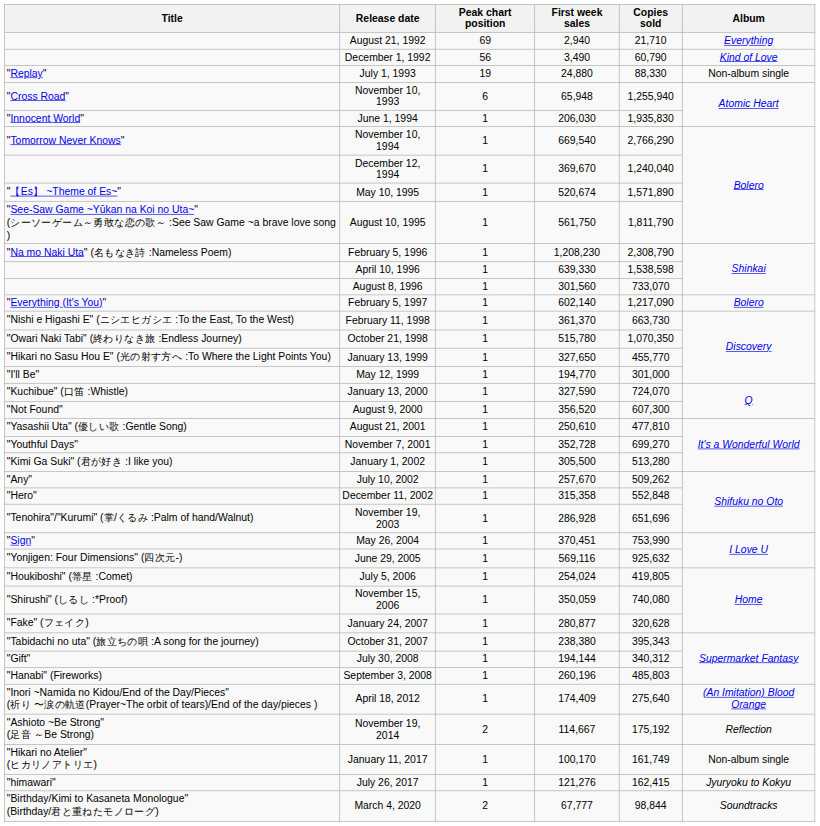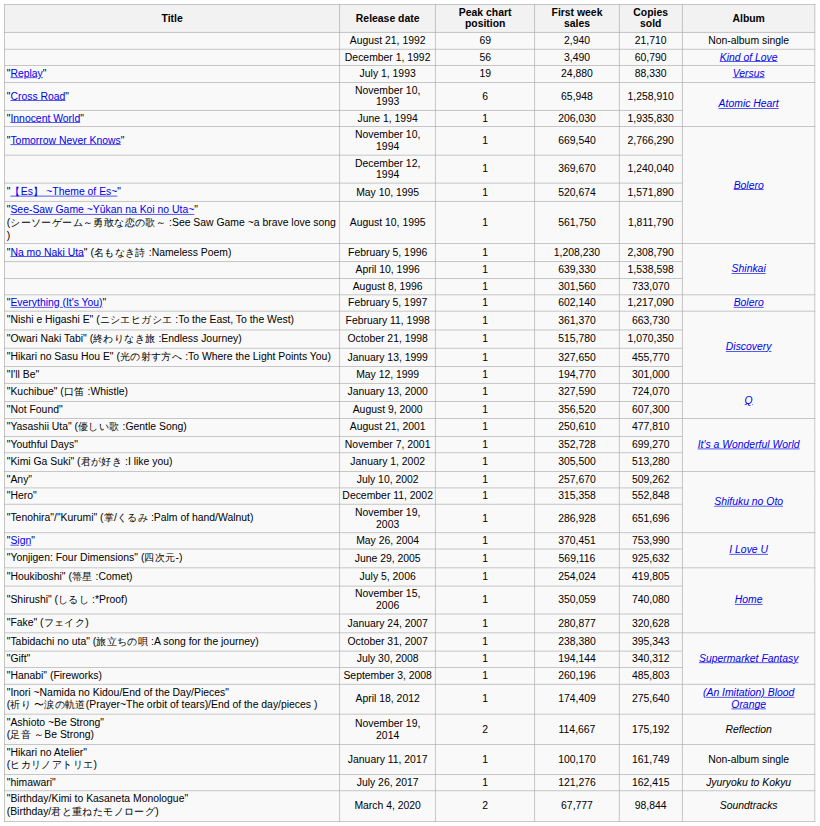(749, 40) Everything -> (749, 40) Non-album single
(749, 73) Non-album single -> (749, 73) Versus
(651, 96) 1,255,940 -> (651, 96) 1,258,910
